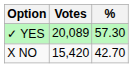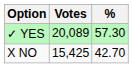(71, 53) 15,420 -> (71, 53) 15,425
